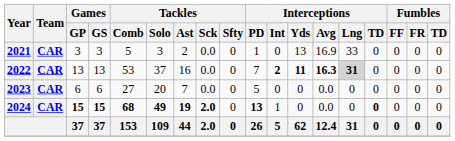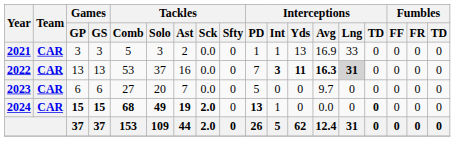(277, 51) 0 -> (277, 51) 1
(277, 70) 2 -> (277, 70) 3
(326, 88) 0.0 -> (326, 88) 9.7
